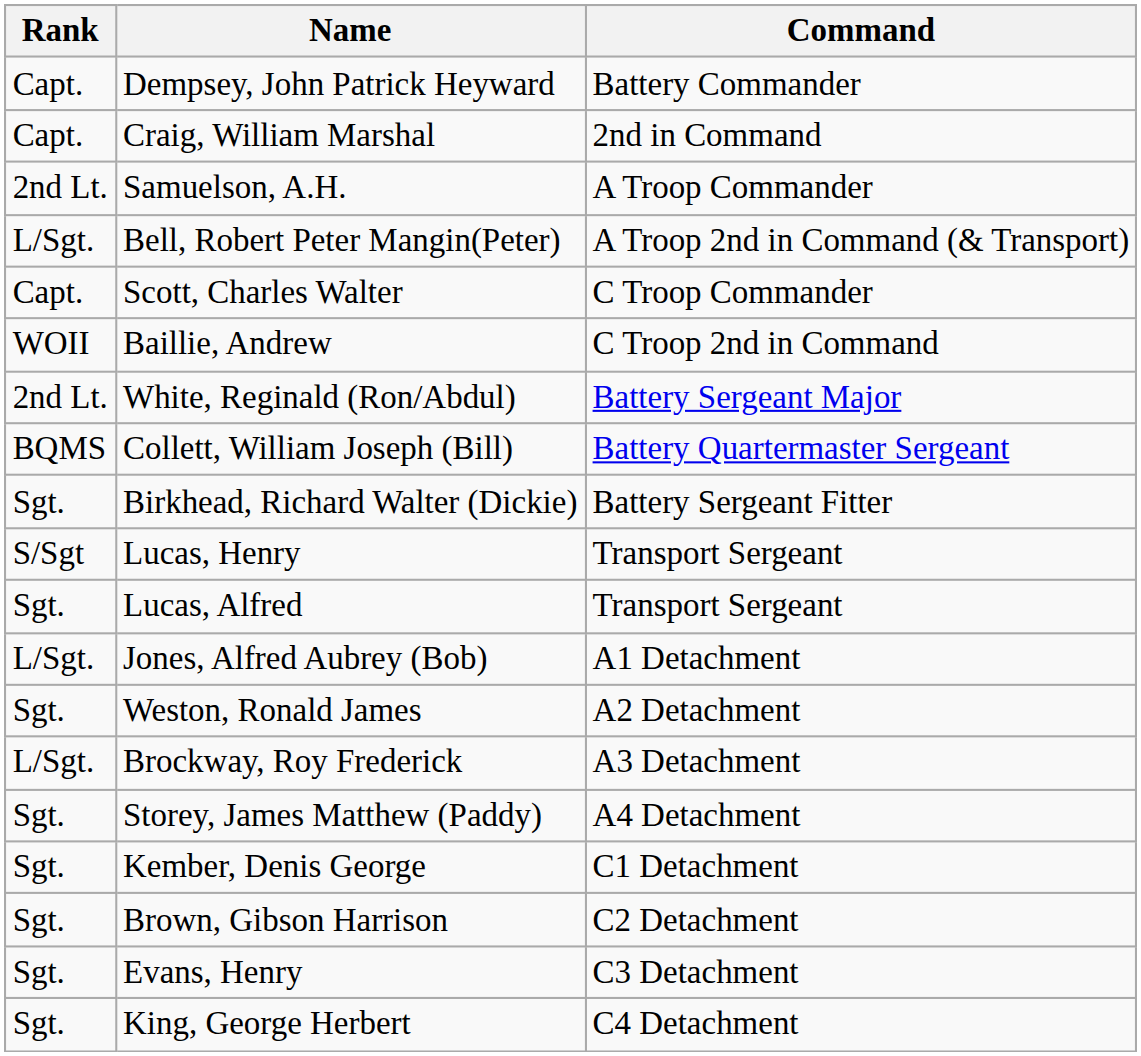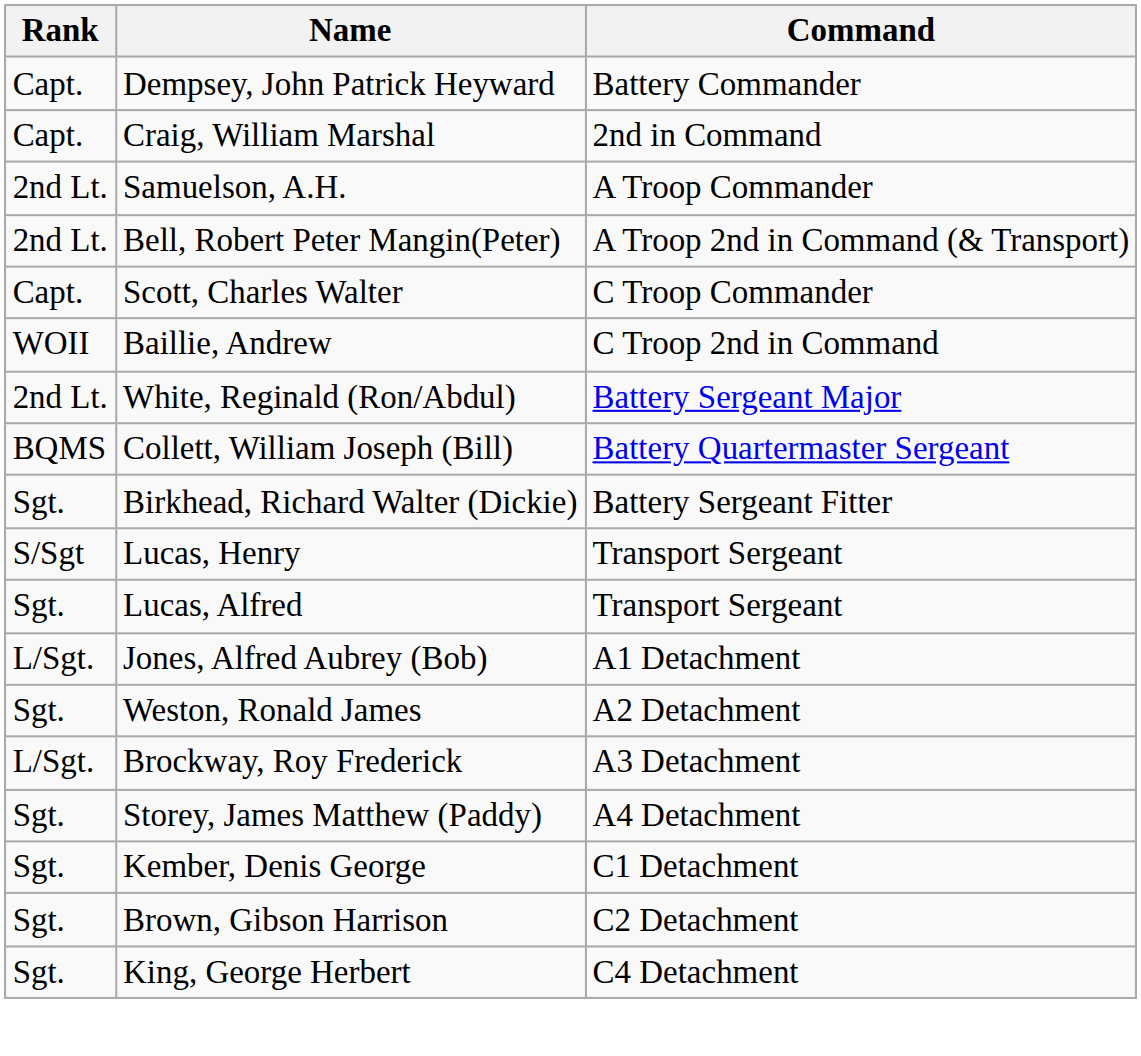(53, 239) L/Sgt. -> (60, 239) 2nd Lt.
- row: (213, 971)
